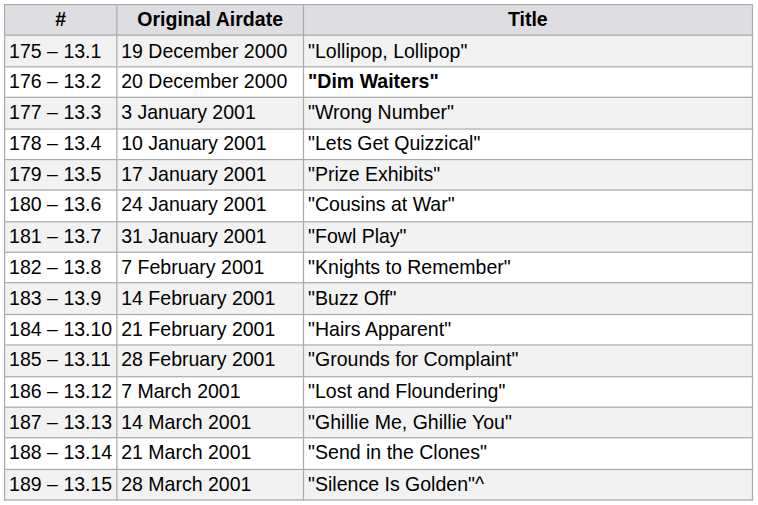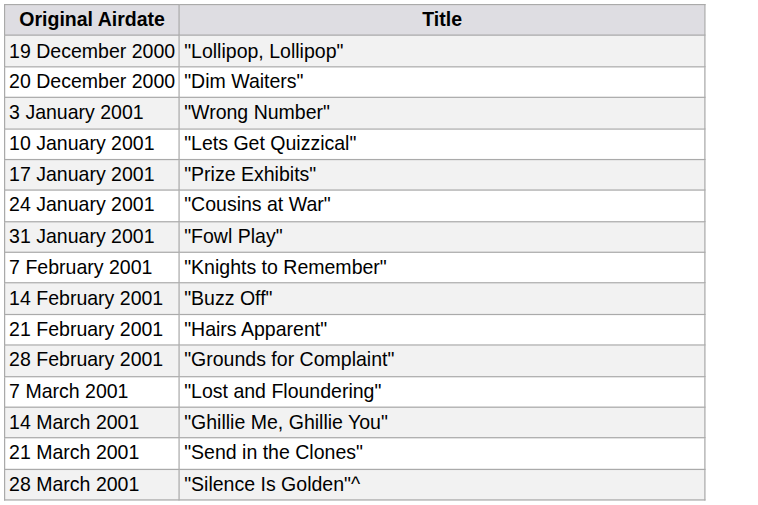- column: (61, 19)
(373, 81) bold -> (244, 81) normal
